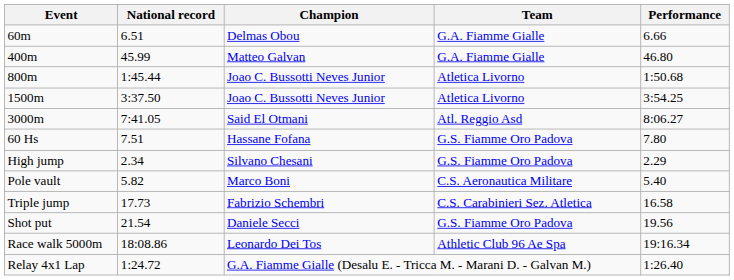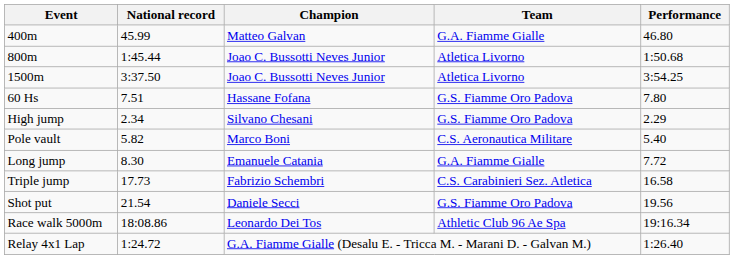- row: (19, 35)
- row: (26, 118)
+ row: (36, 160)
